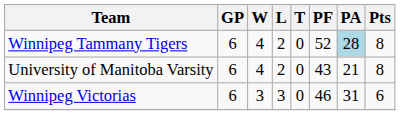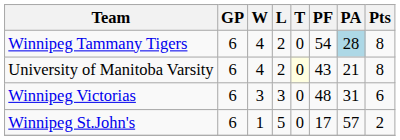(323, 43) 52 -> (323, 43) 54
(300, 69) no background -> (300, 69) lightyellow background
(323, 95) 46 -> (323, 95) 48
+ row: (72, 122)
